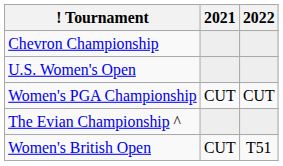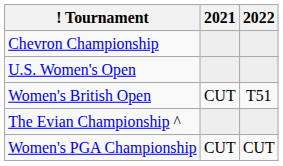rows swapped: (102, 95) <-> (80, 148)
